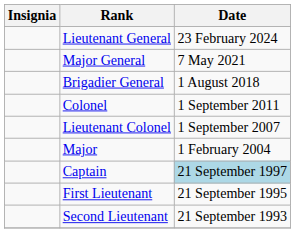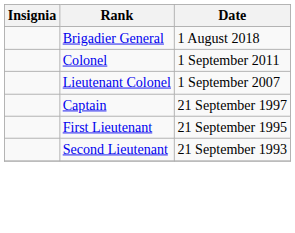- row: (117, 37)
- row: (104, 60)
- row: (80, 149)
(232, 171) lightblue background -> (232, 104) no background
